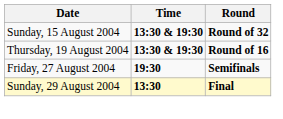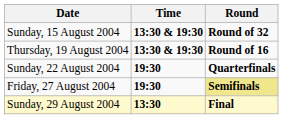+ row: (63, 68)
(234, 68) no background -> (234, 86) khaki background
